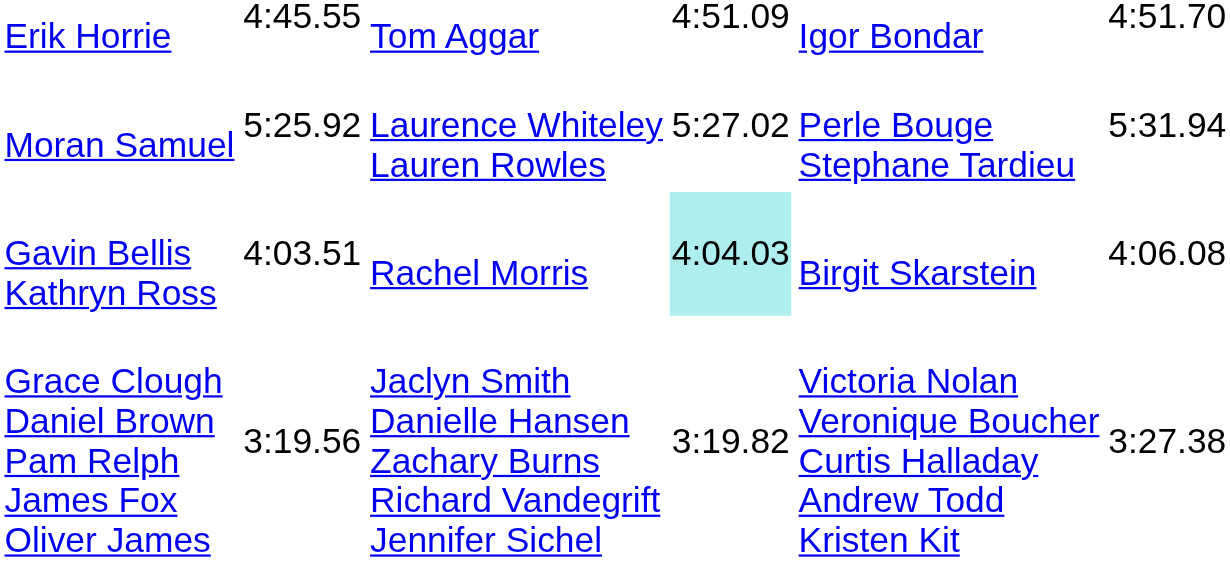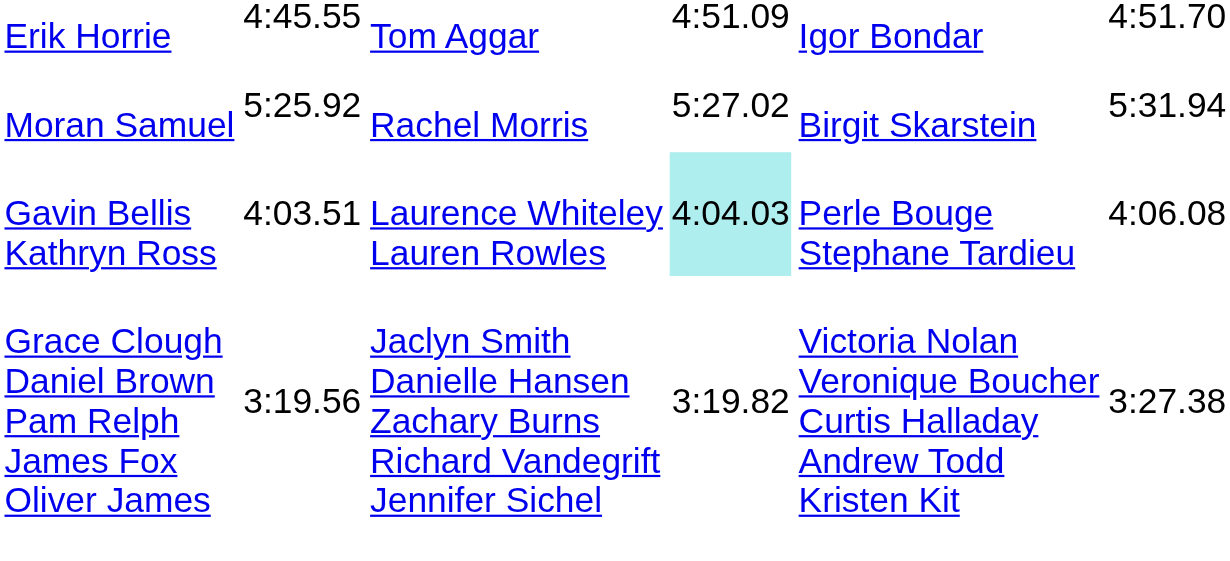(517, 144) Laurence Whiteley Lauren Rowles -> (479, 125) Rachel Morris
(937, 144) Perle Bouge Stephane Tardieu -> (918, 125) Birgit Skarstein
(479, 273) Rachel Morris -> (517, 233) Laurence Whiteley Lauren Rowles
(918, 273) Birgit Skarstein -> (937, 233) Perle Bouge Stephane Tardieu
